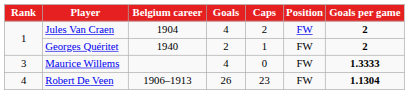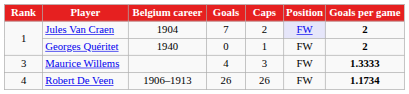(226, 30) 4 -> (226, 30) 7
(305, 30) no background -> (305, 30) lavender background
(226, 47) 2 -> (226, 47) 0
(264, 64) 0 -> (264, 64) 3
(264, 81) 23 -> (264, 81) 26
(365, 81) 1.1304 -> (365, 81) 1.1734
